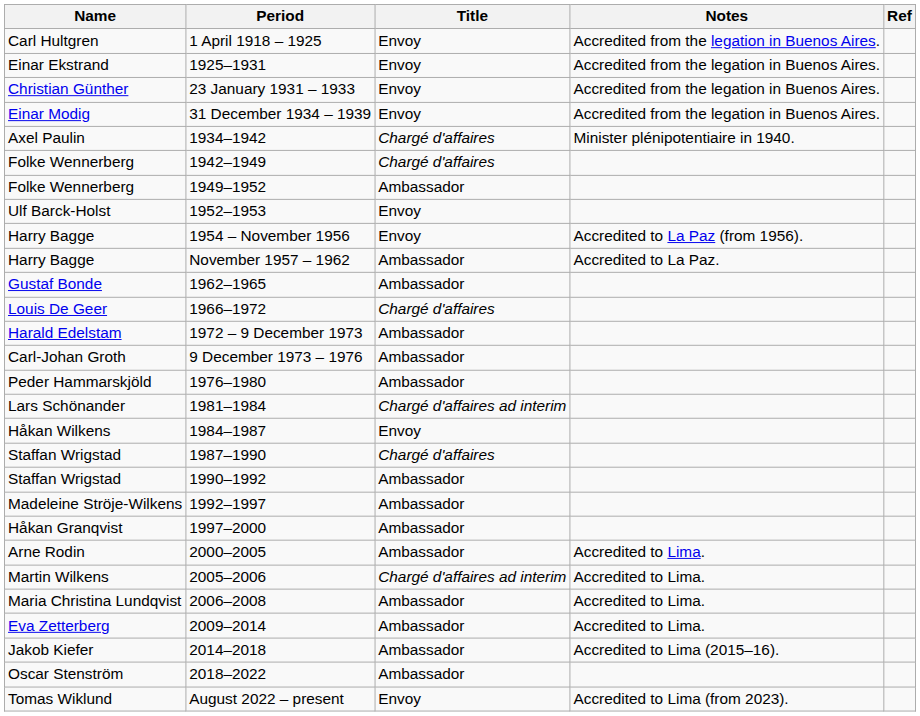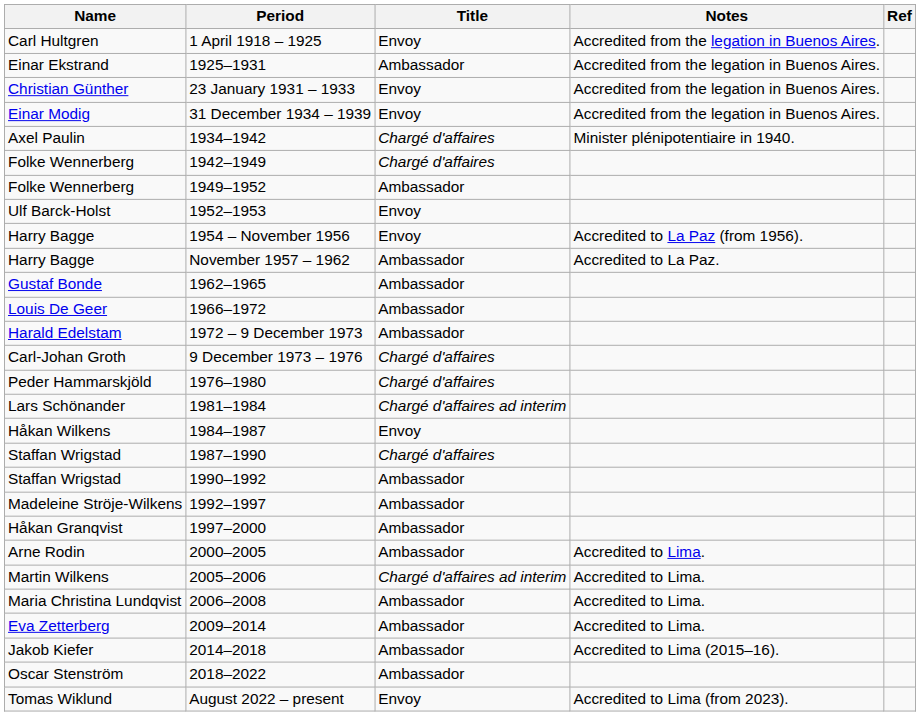(400, 65) Envoy -> (421, 65) Ambassador
(436, 308) Chargé d'affaires -> (421, 308) Ambassador
(421, 357) Ambassador -> (436, 357) Chargé d'affaires
(421, 382) Ambassador -> (436, 382) Chargé d'affaires
